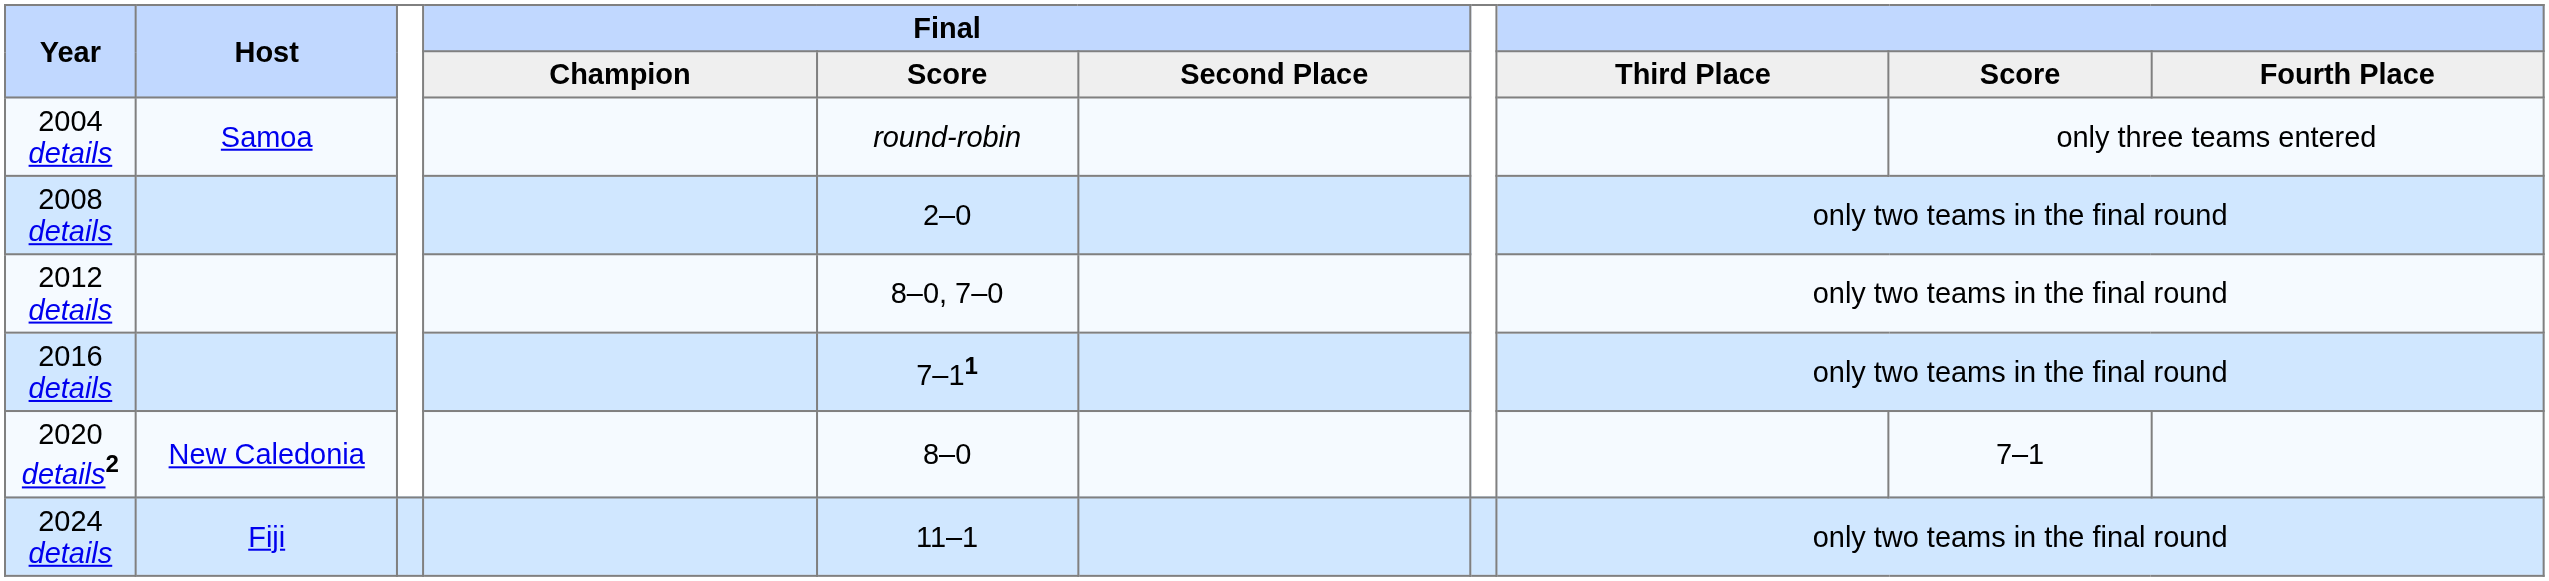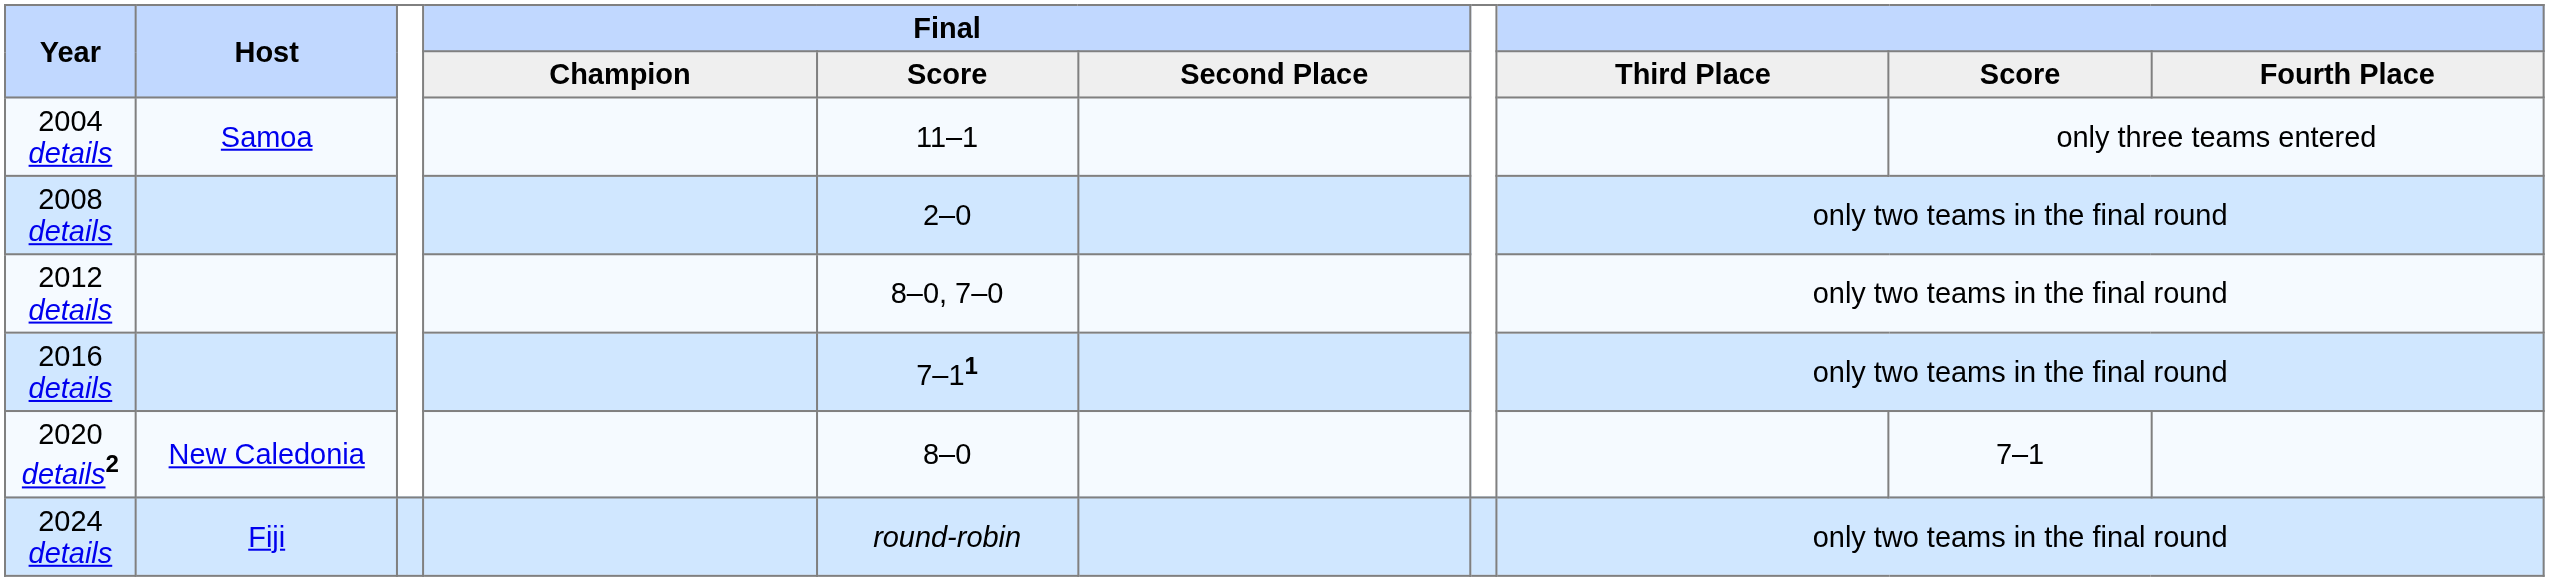(947, 137) round-robin -> (947, 137) 11–1
(947, 536) 11–1 -> (947, 536) round-robin
